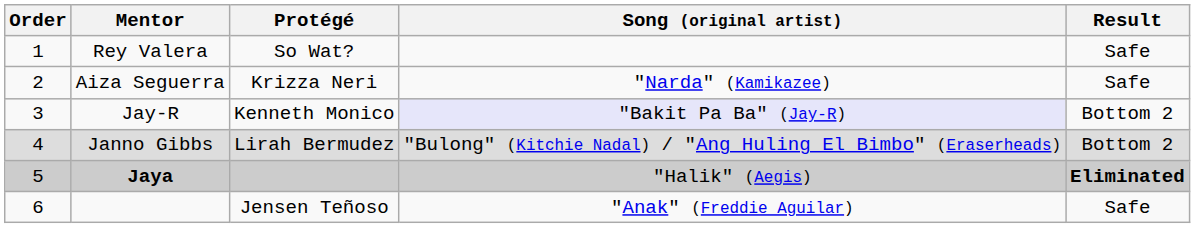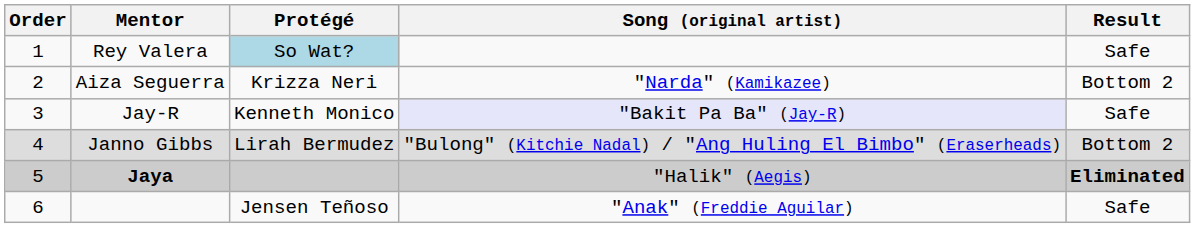(314, 51) no background -> (314, 51) lightblue background
(1127, 83) Safe -> (1127, 83) Bottom 2
(1127, 114) Bottom 2 -> (1127, 114) Safe
